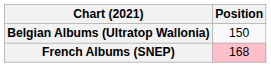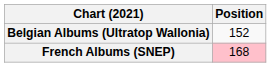(239, 33) 150 -> (239, 33) 152
